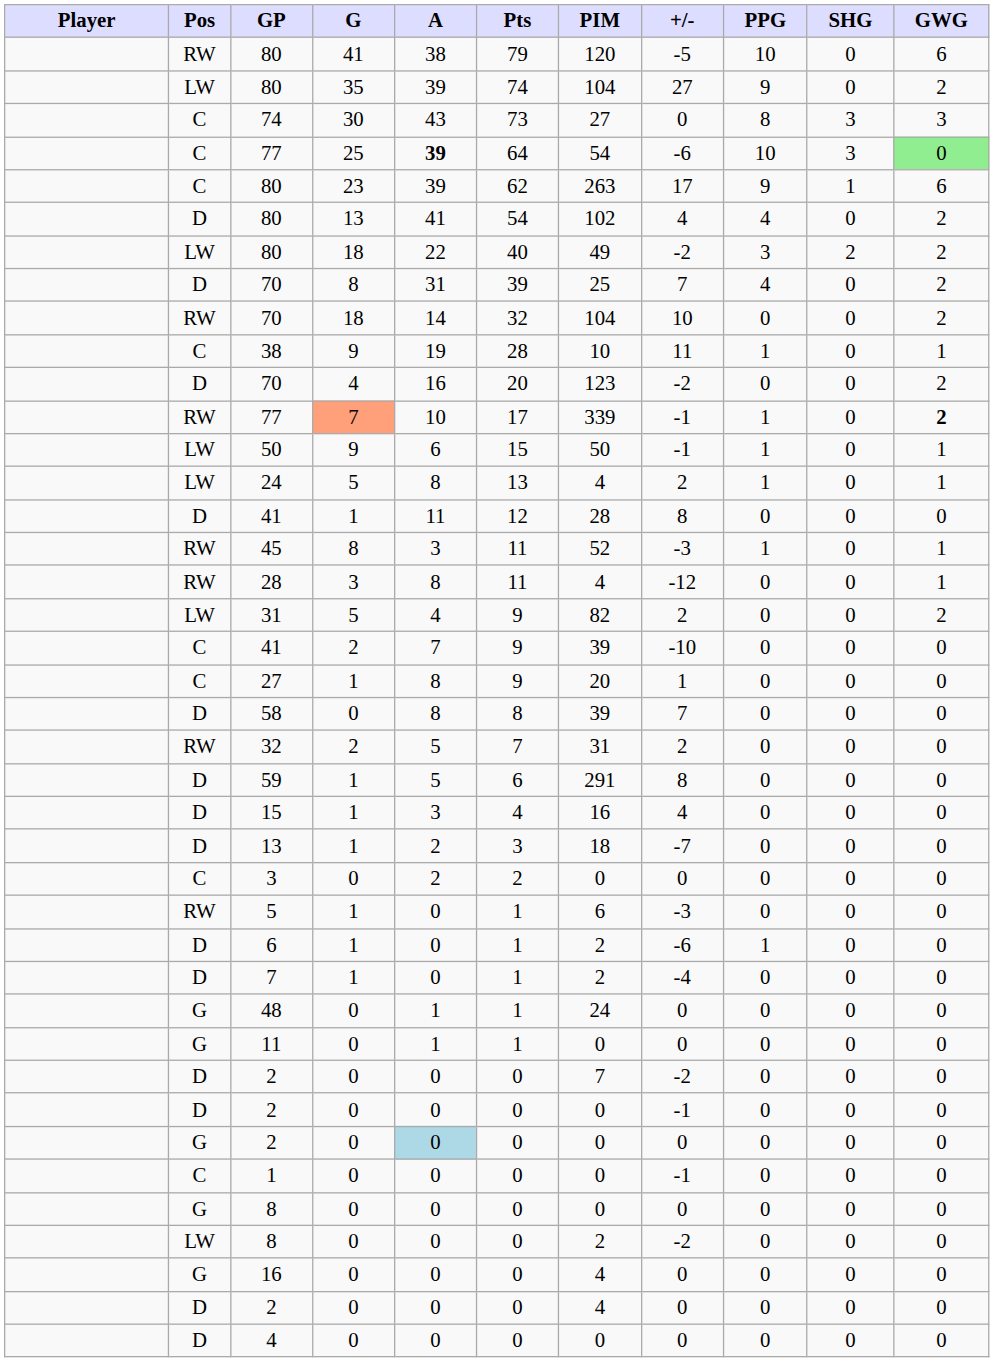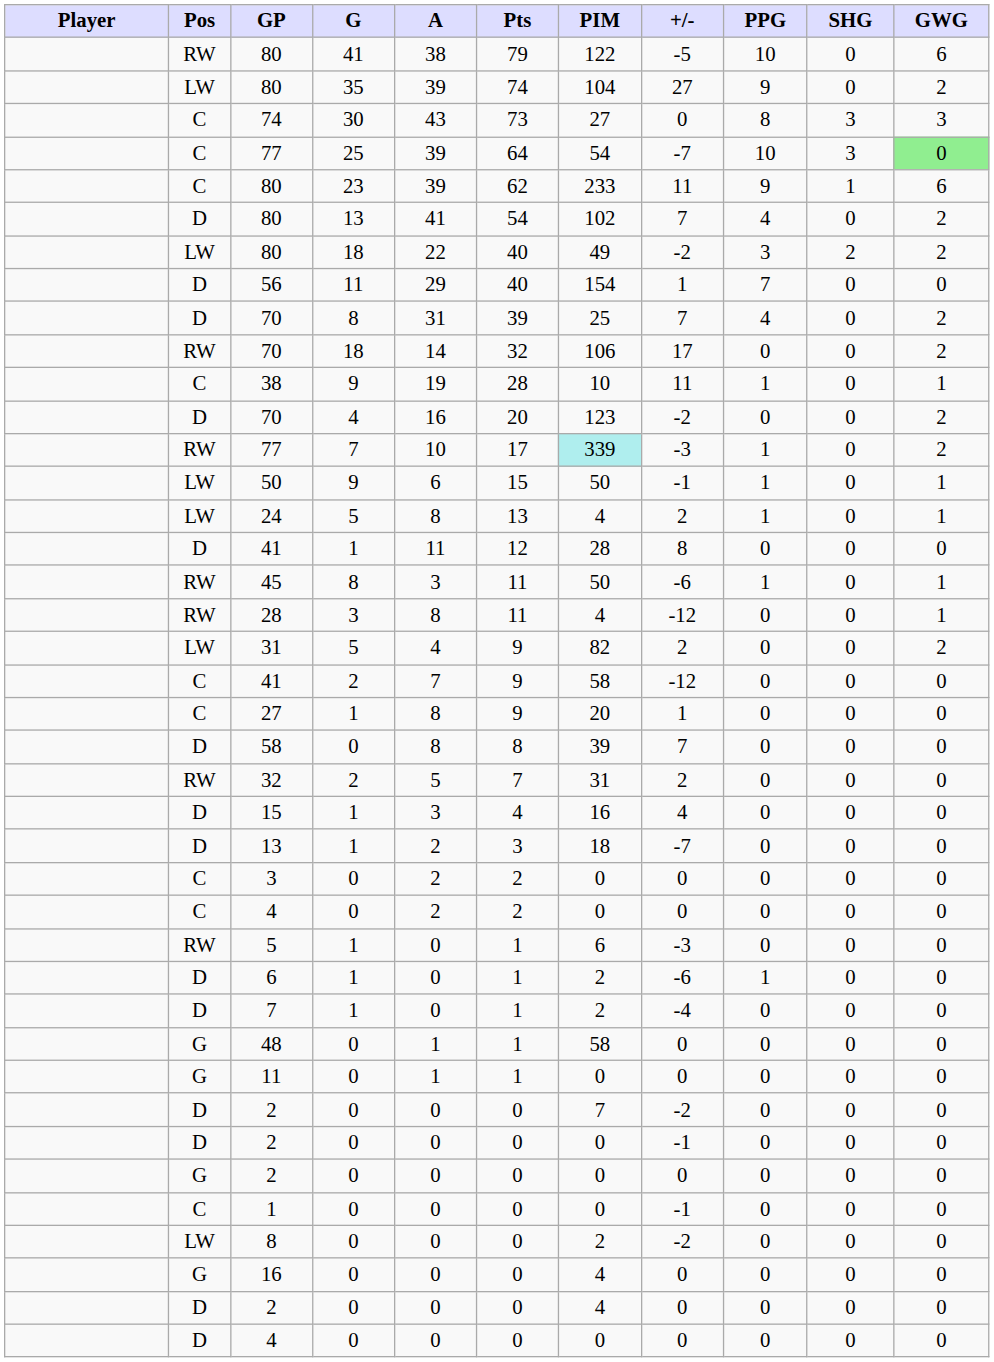(600, 53) 120 -> (600, 53) 122
(435, 152) bold -> (435, 152) normal
(682, 152) -6 -> (682, 152) -7
(600, 185) 263 -> (600, 185) 233
(682, 185) 17 -> (682, 185) 11
(682, 218) 4 -> (682, 218) 7
+ row: (200, 284)
(600, 317) 104 -> (600, 350) 106
(682, 317) 10 -> (682, 350) 17
(353, 416) lightsalmon background -> (353, 449) no background
(600, 416) no background -> (600, 449) paleturquoise background
(682, 416) -1 -> (682, 449) -3
(941, 416) bold -> (941, 449) normal
(600, 548) 52 -> (600, 581) 50
(682, 548) -3 -> (682, 581) -6
(600, 647) 39 -> (600, 680) 58
(682, 647) -10 -> (682, 680) -12
- row: (200, 779)
+ row: (200, 911)
(600, 1010) 24 -> (600, 1043) 58
(435, 1142) lightblue background -> (435, 1175) no background
- row: (200, 1208)
